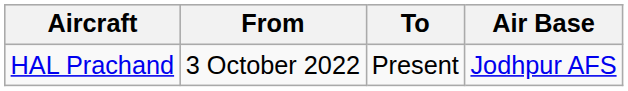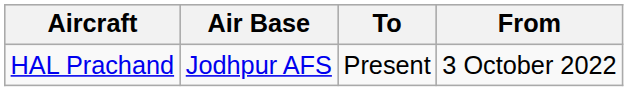columns swapped: (273, 24) <-> (544, 24)
